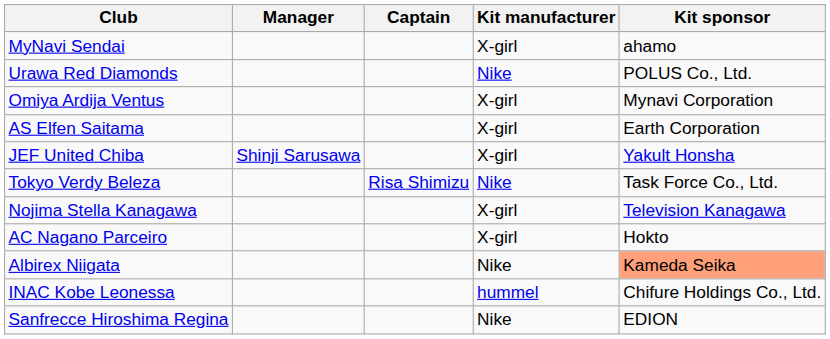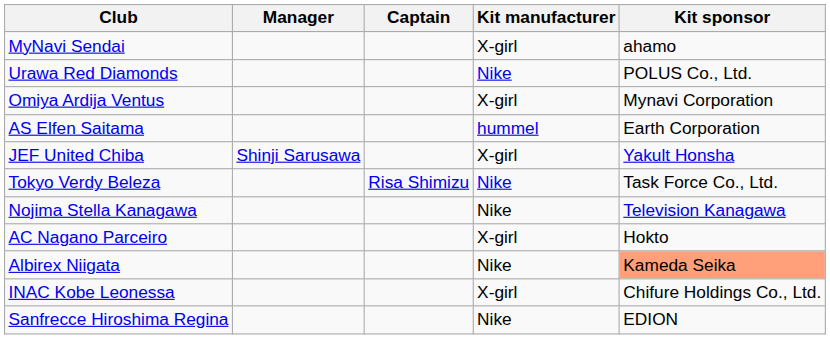(497, 127) X-girl -> (508, 127) hummel
(497, 210) X-girl -> (494, 210) Nike
(508, 292) hummel -> (497, 292) X-girl
